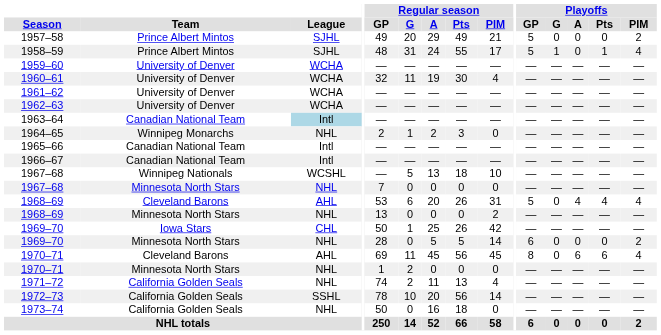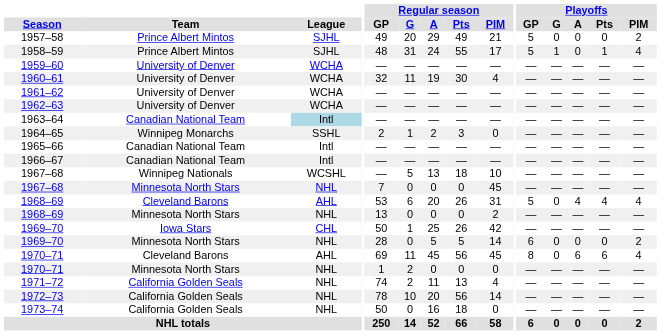(326, 133) NHL -> (326, 133) SSHL
(495, 187) 0 -> (495, 187) 45
(326, 296) SSHL -> (326, 296) NHL
